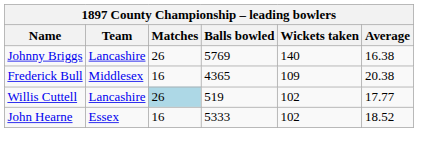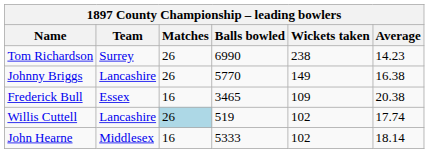+ row: (50, 55)
(217, 55) 5769 -> (228, 76) 5770
(290, 55) 140 -> (301, 76) 149
(116, 76) Middlesex -> (114, 96) Essex
(217, 76) 4365 -> (228, 96) 3465
(380, 96) 17.77 -> (390, 117) 17.74
(104, 117) Essex -> (127, 138) Middlesex
(380, 117) 18.52 -> (390, 138) 18.14
